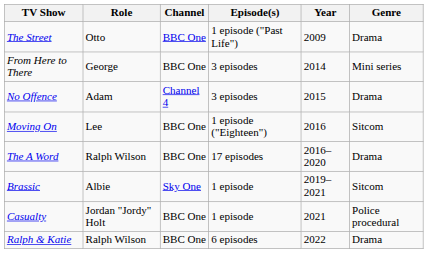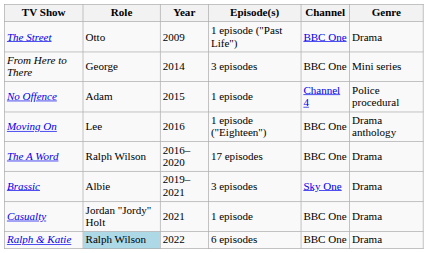columns swapped: (325, 13) <-> (184, 13)
(234, 96) 3 episodes -> (232, 96) 1 episode
(367, 96) Drama -> (376, 96) Police procedural
(368, 126) Sitcom -> (374, 126) Drama anthology
(232, 186) 1 episode -> (234, 186) 3 episodes
(368, 186) Sitcom -> (367, 186) Drama
(376, 216) Police procedural -> (367, 216) Drama
(116, 240) no background -> (116, 240) lightblue background
